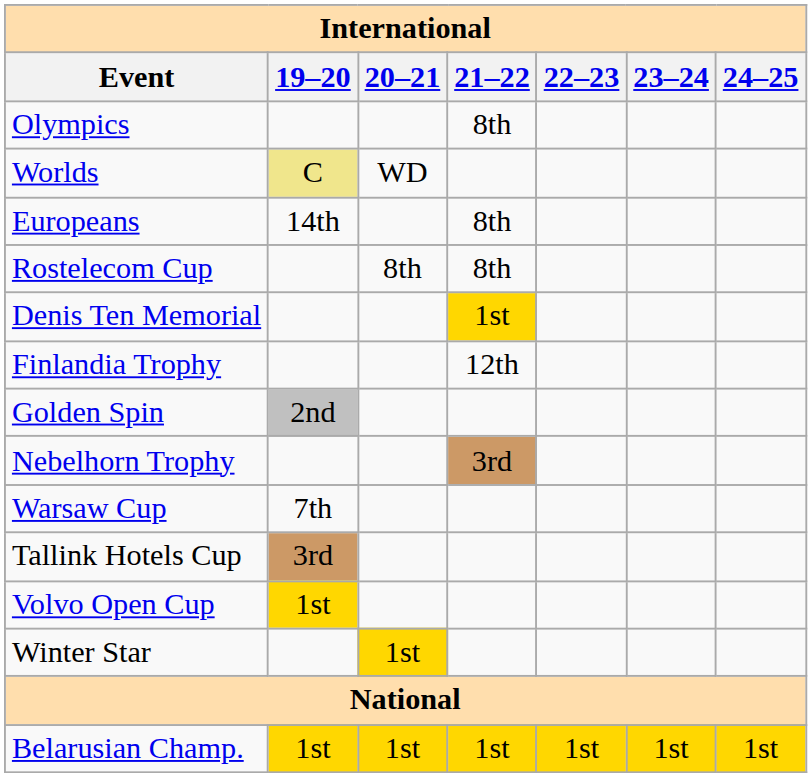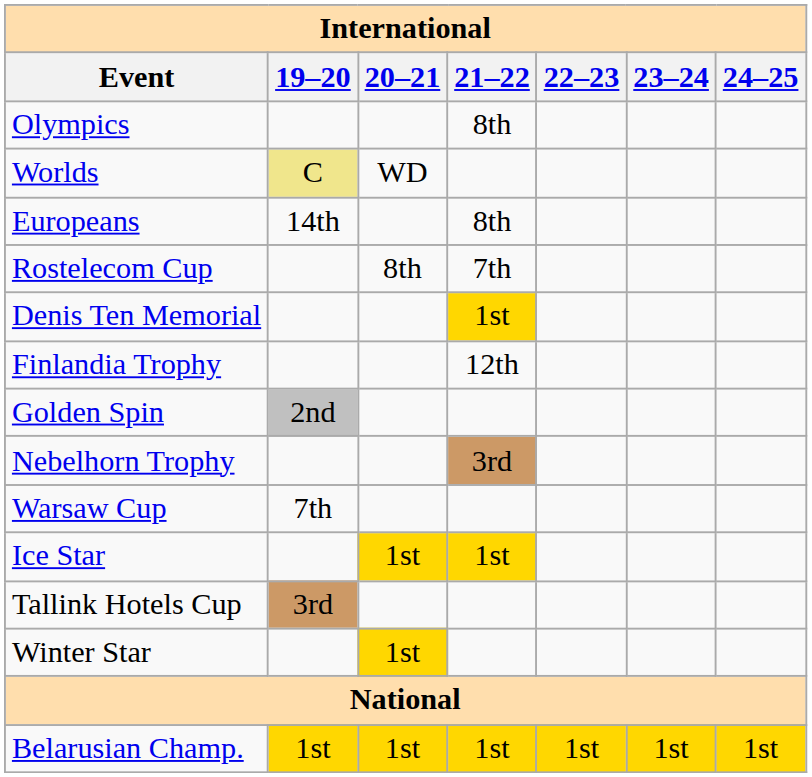(492, 268) 8th -> (492, 268) 7th
+ row: (59, 556)
- row: (113, 603)
